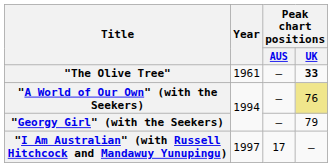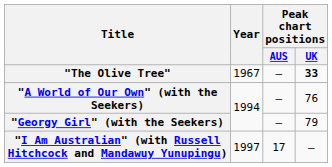(247, 74) 1961 -> (247, 74) 1967
(311, 98) khaki background -> (311, 98) no background
